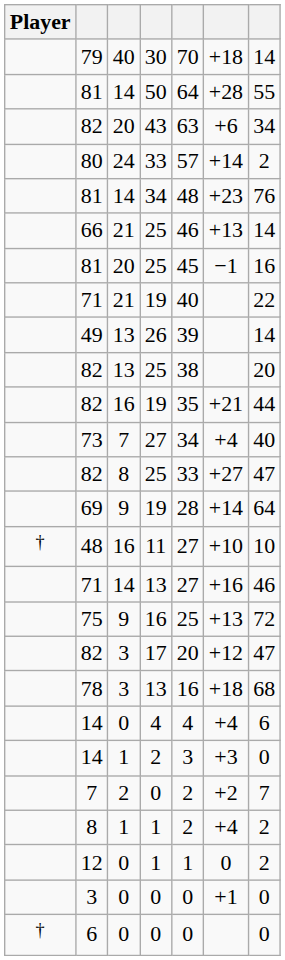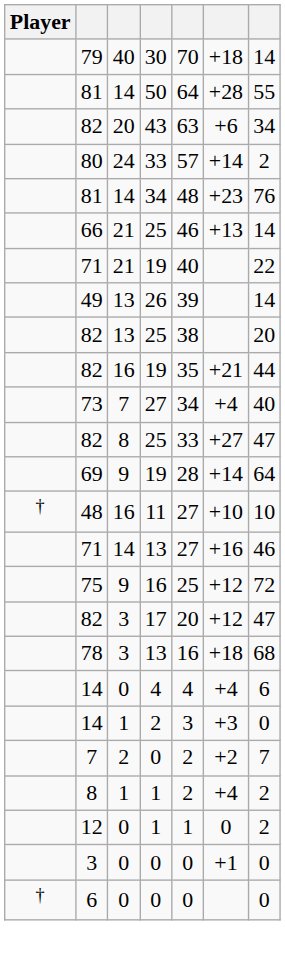- row: (92, 265)
(226, 618) +13 -> (226, 584) +12
